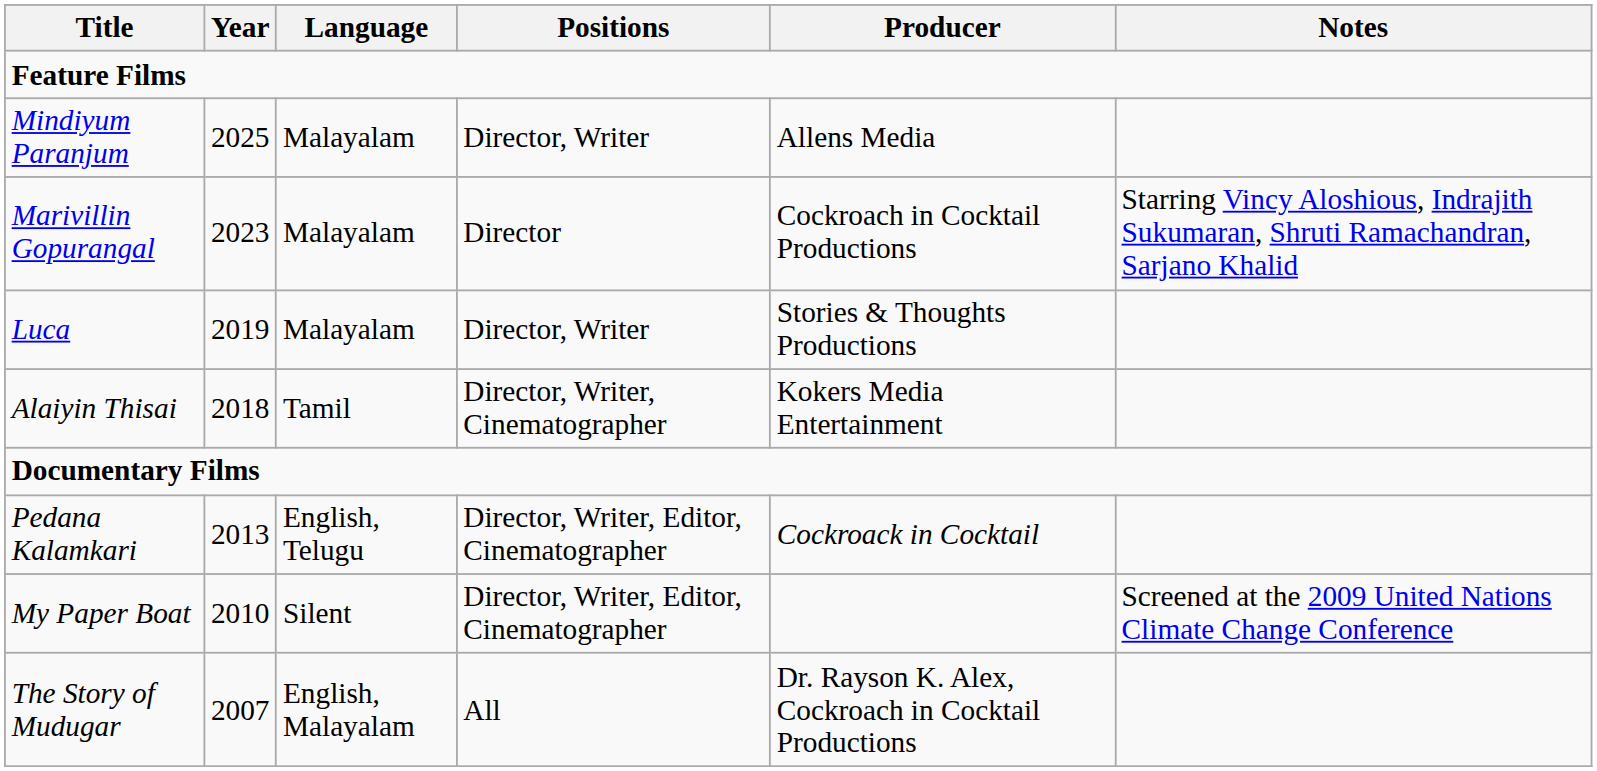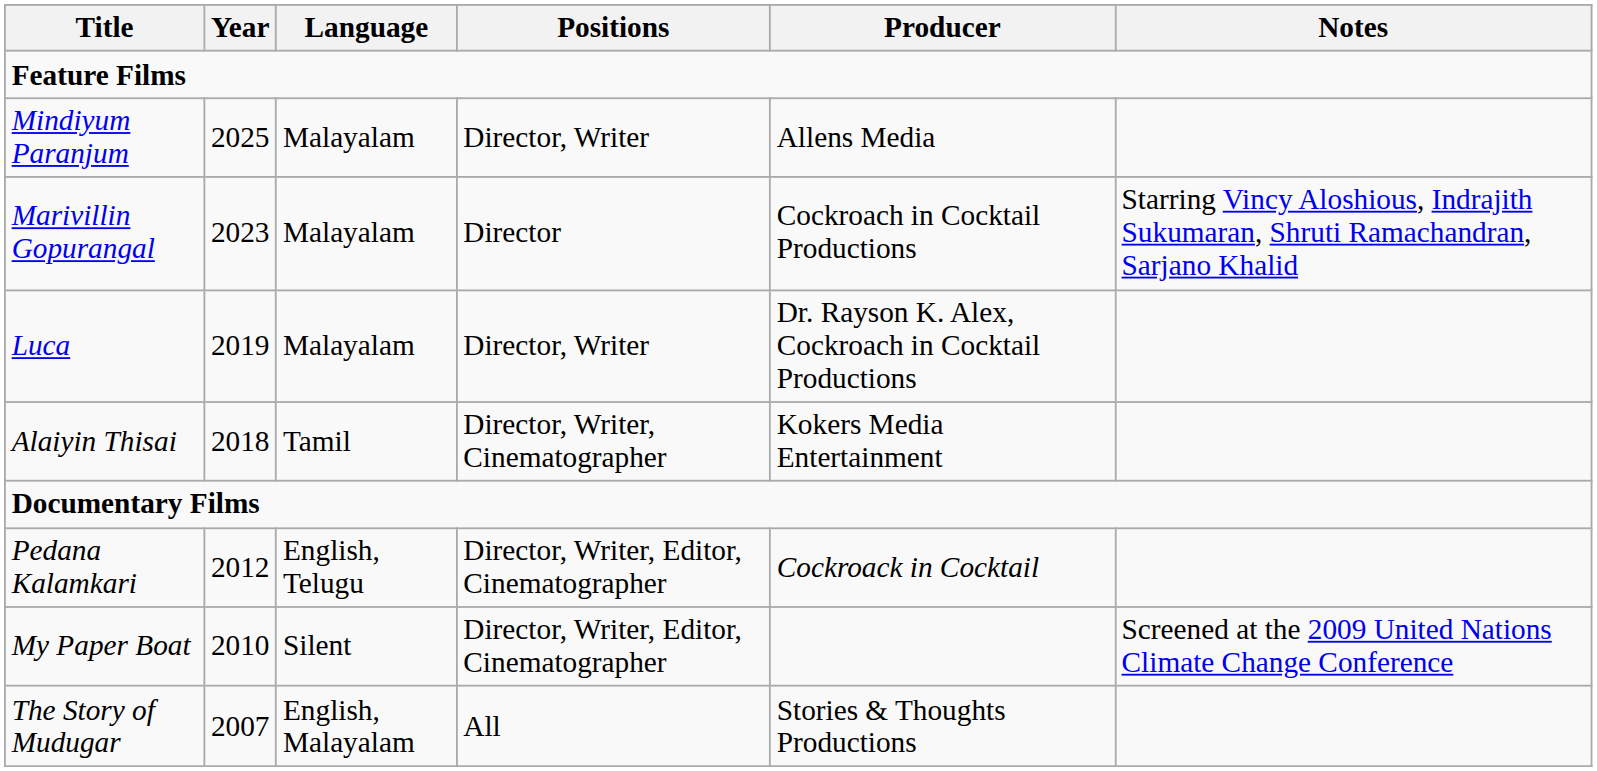(891, 328) Stories & Thoughts Productions -> (908, 345) Dr. Rayson K. Alex, Cockroach in Cocktail Productions
(240, 533) 2013 -> (240, 566) 2012
(908, 709) Dr. Rayson K. Alex, Cockroach in Cocktail Productions -> (891, 725) Stories & Thoughts Productions
